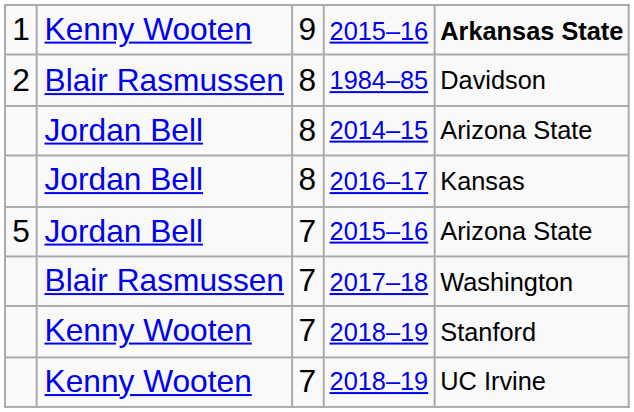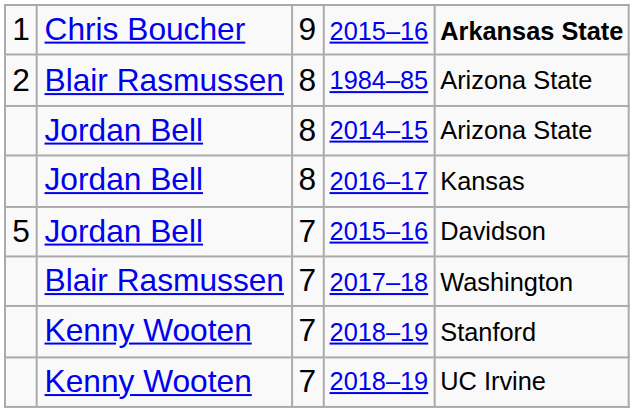(148, 29) Kenny Wooten -> (145, 29) Chris Boucher
(493, 80) Davidson -> (516, 80) Arizona State
(516, 231) Arizona State -> (493, 231) Davidson
